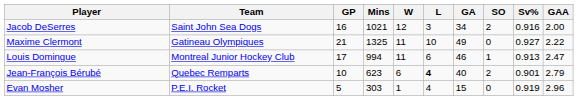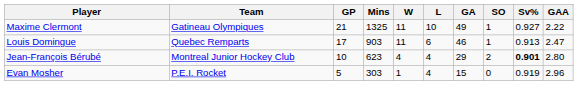- row: (41, 27)
(488, 42) 0 -> (488, 27) 1
(233, 57) Montreal Junior Hockey Club -> (210, 42) Quebec Remparts
(374, 57) 994 -> (374, 42) 903
(210, 73) Quebec Remparts -> (233, 57) Montreal Junior Hockey Club
(399, 73) 6 -> (399, 57) 4
(428, 73) bold -> (428, 57) normal
(461, 73) 40 -> (461, 57) 29
(528, 73) normal -> (528, 57) bold
(555, 73) 2.79 -> (555, 57) 2.80
